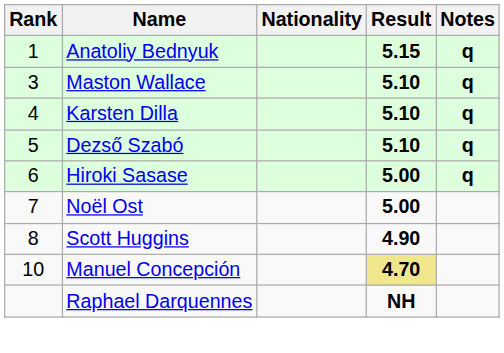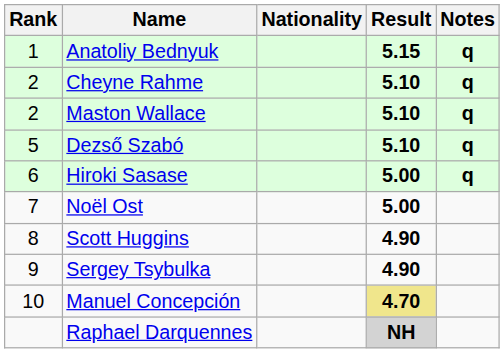+ row: (135, 82)
(33, 82) 3 -> (33, 113) 2
- row: (122, 113)
+ row: (138, 269)
(401, 301) no background -> (401, 332) lightgrey background
